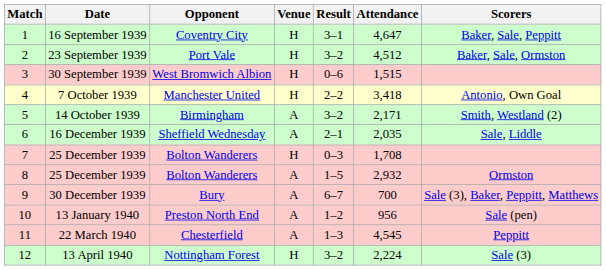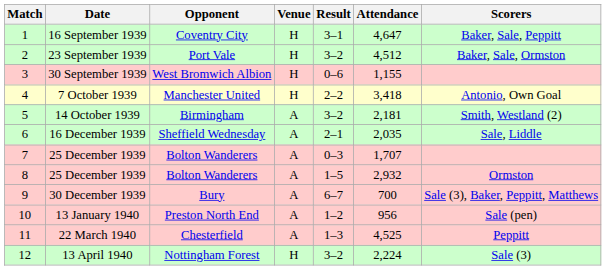(387, 74) 1,515 -> (387, 74) 1,155
(387, 114) 2,171 -> (387, 114) 2,181
(294, 154) H -> (294, 154) A
(387, 154) 1,708 -> (387, 154) 1,707
(387, 235) 4,545 -> (387, 235) 4,525
